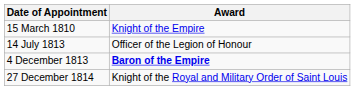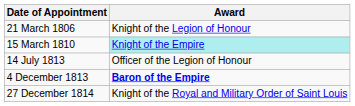+ row: (41, 28)
(158, 28) no background -> (158, 45) paleturquoise background
